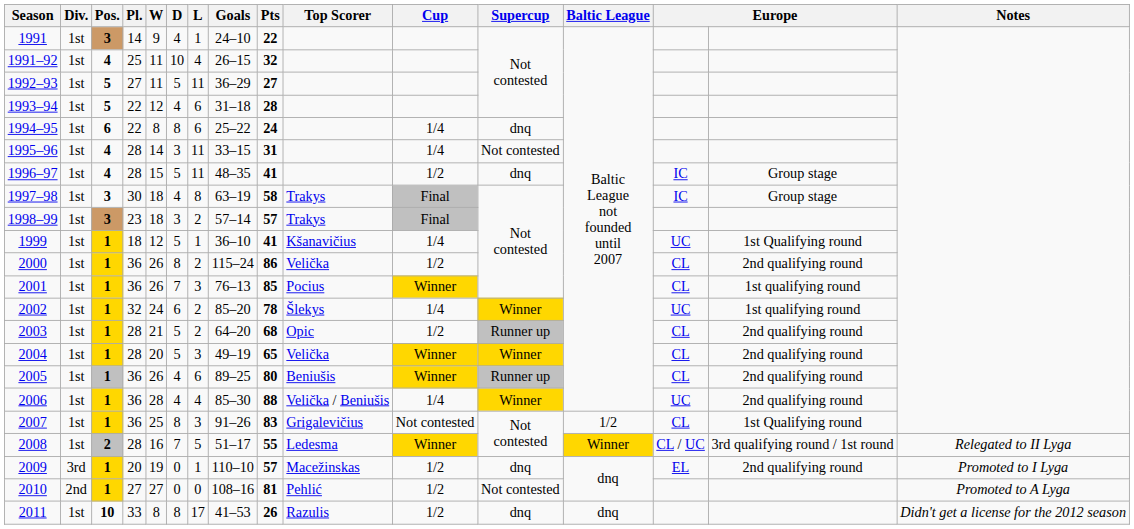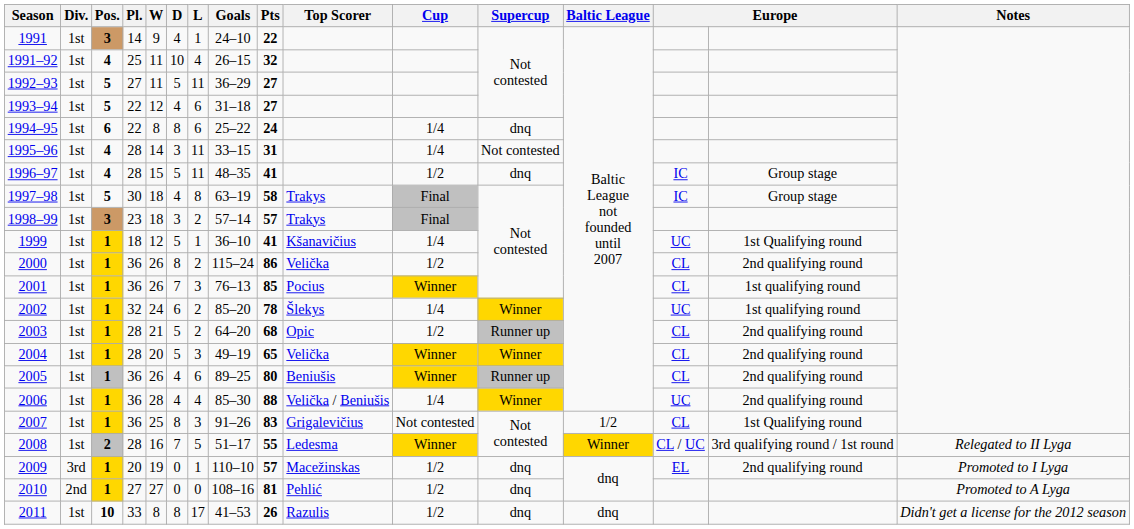(270, 106) 28 -> (270, 106) 27
(107, 196) 3 -> (107, 196) 5
(520, 490) Not contested -> (520, 490) dnq
